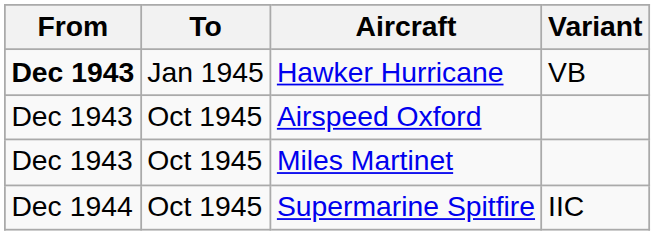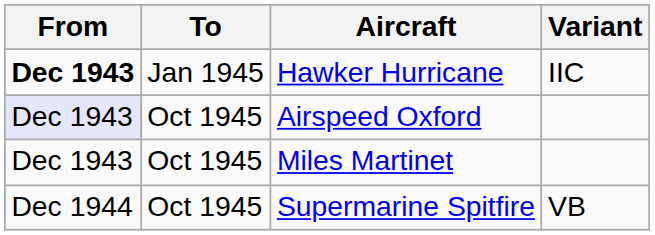(567, 71) VB -> (566, 71) IIC
(72, 116) no background -> (72, 116) lavender background
(566, 206) IIC -> (567, 206) VB
